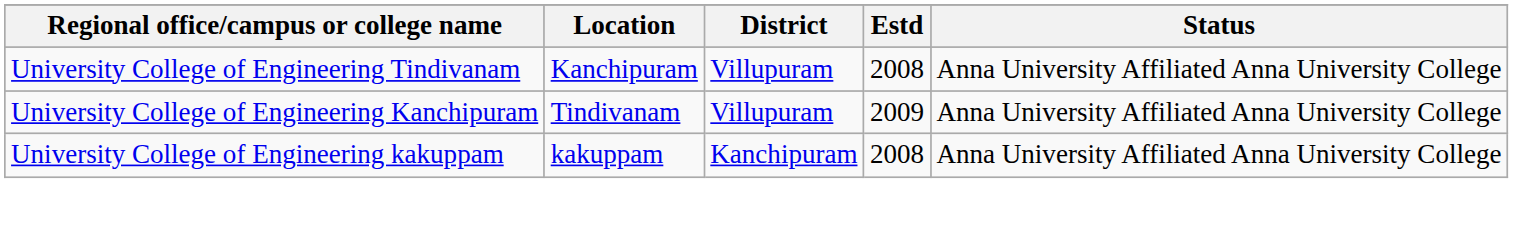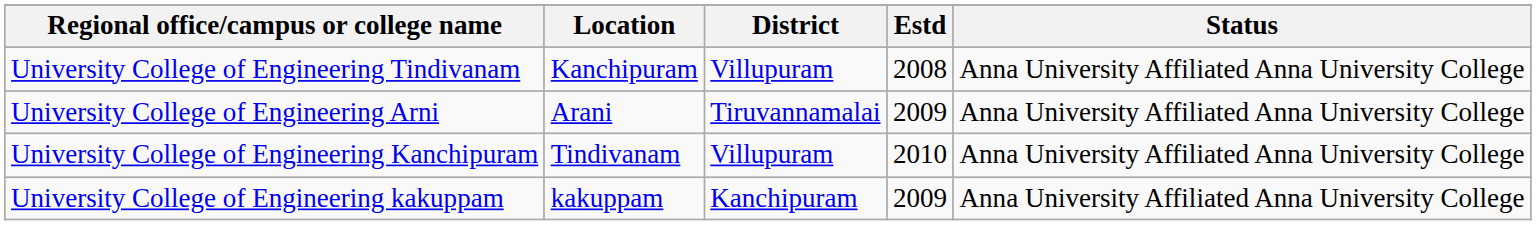+ row: (225, 111)
(897, 111) 2009 -> (920, 154) 2010
(897, 154) 2008 -> (920, 197) 2009
